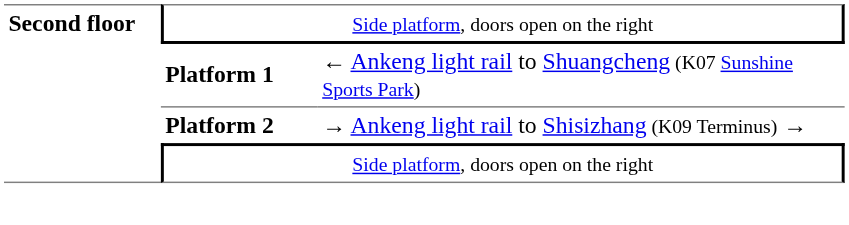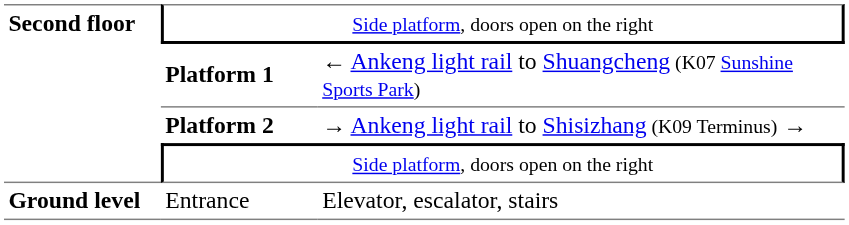+ row: (207, 200)
